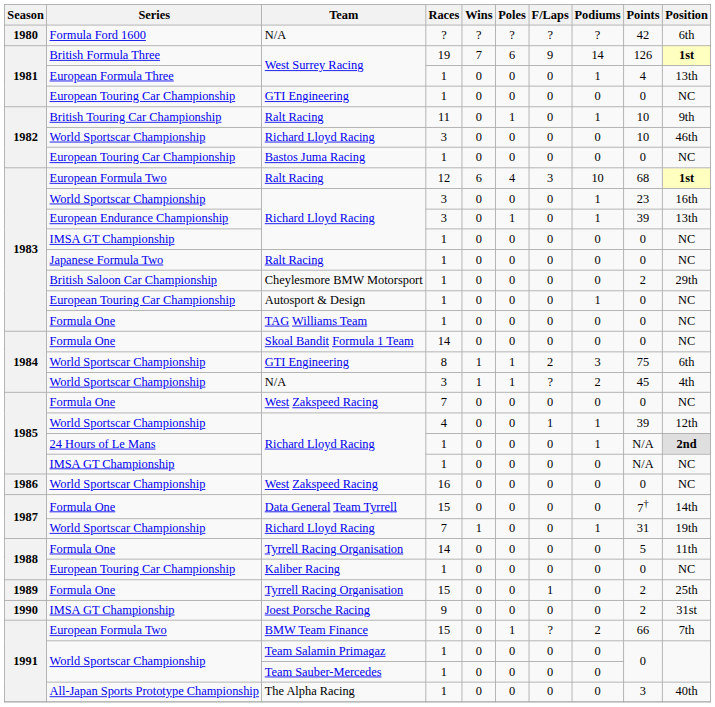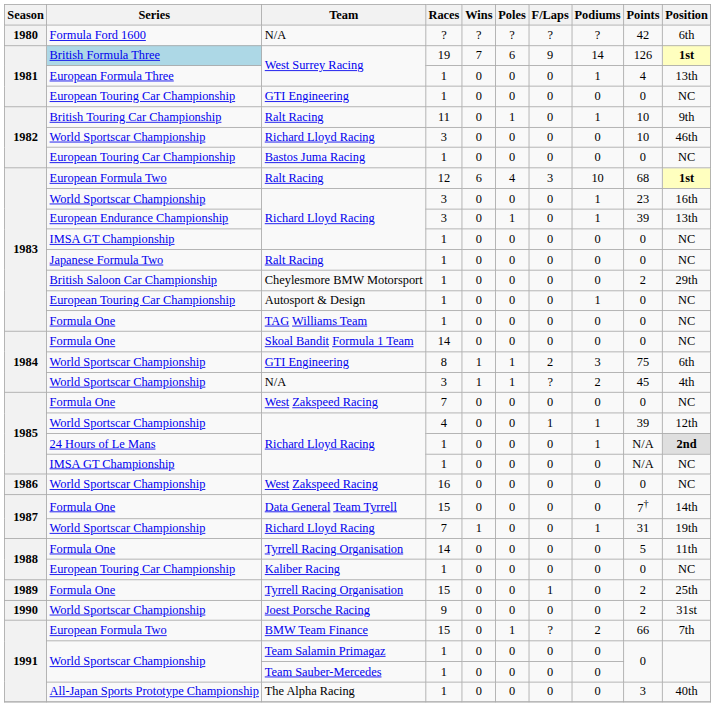(105, 55) no background -> (105, 55) lightblue background
(112, 610) IMSA GT Championship -> (127, 610) World Sportscar Championship
